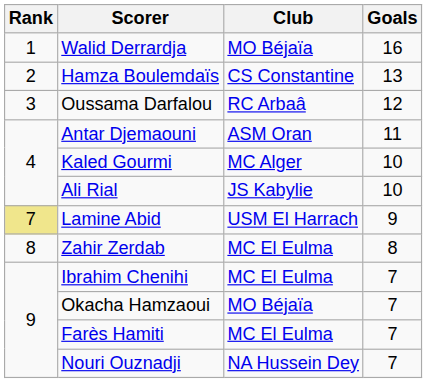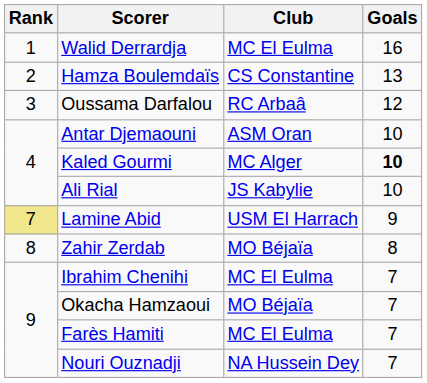(270, 47) MO Béjaïa -> (280, 47) MC El Eulma
(392, 133) 11 -> (392, 133) 10
(392, 162) normal -> (392, 162) bold
(280, 248) MC El Eulma -> (270, 248) MO Béjaïa
